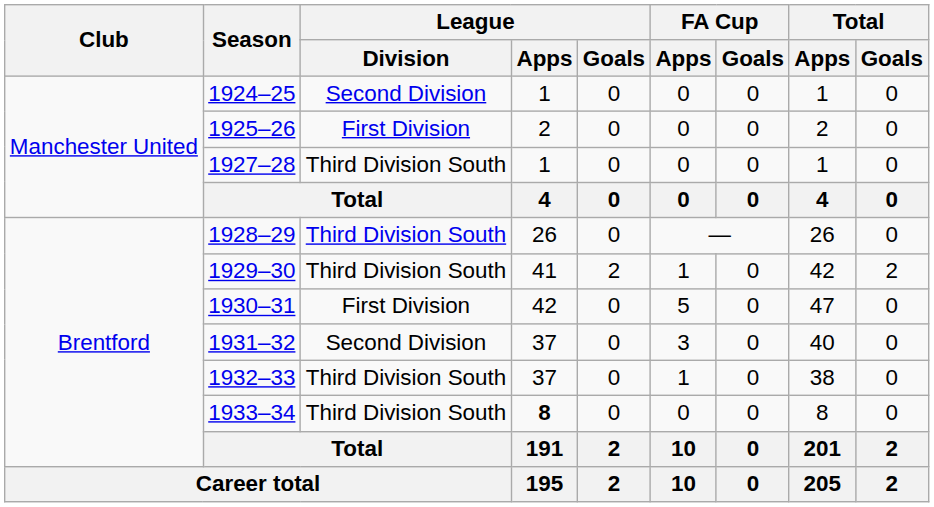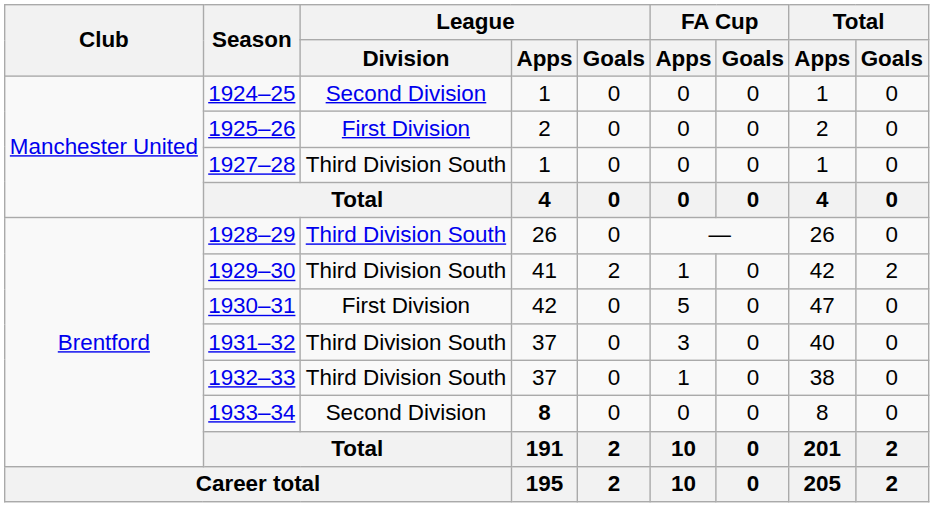(406, 341) Second Division -> (406, 341) Third Division South
(406, 413) Third Division South -> (406, 413) Second Division
